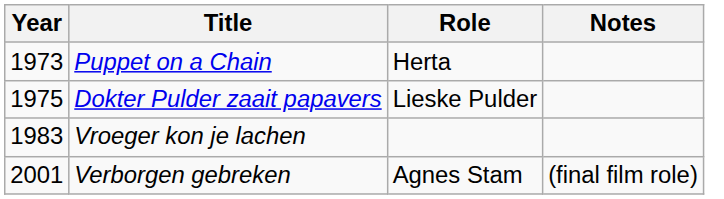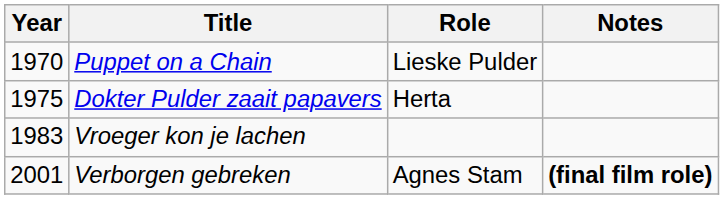(37, 61) 1973 -> (37, 61) 1970
(422, 61) Herta -> (465, 61) Lieske Pulder
(465, 99) Lieske Pulder -> (422, 99) Herta
(623, 174) normal -> (630, 174) bold
